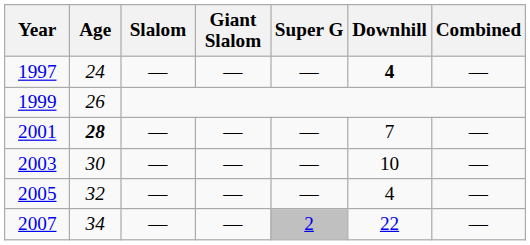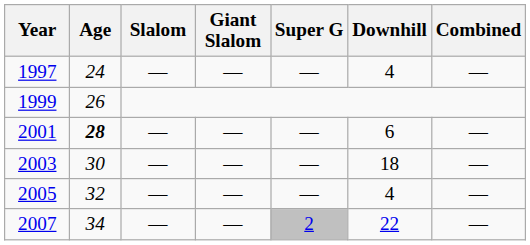(390, 71) bold -> (390, 71) normal
(390, 132) 7 -> (390, 132) 6
(390, 163) 10 -> (390, 163) 18
